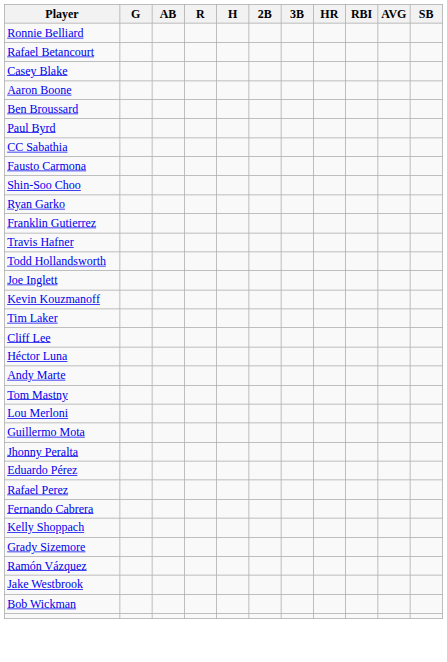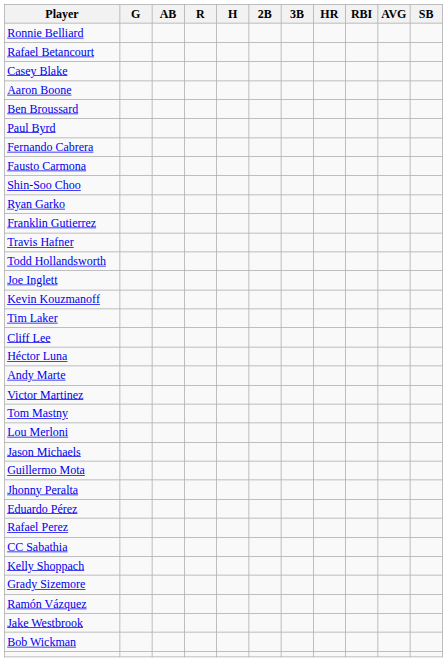rows swapped: (50, 508) <-> (37, 147)
+ row: (45, 394)
+ row: (44, 451)
